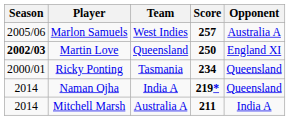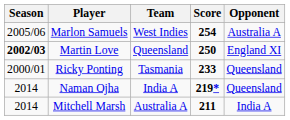(207, 32) 257 -> (207, 32) 254
(207, 69) 234 -> (207, 69) 233
